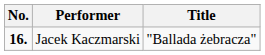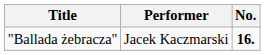columns swapped: (18, 15) <-> (201, 15)
